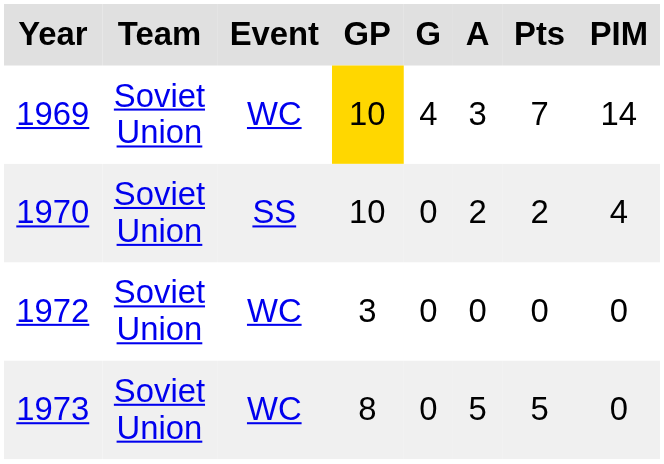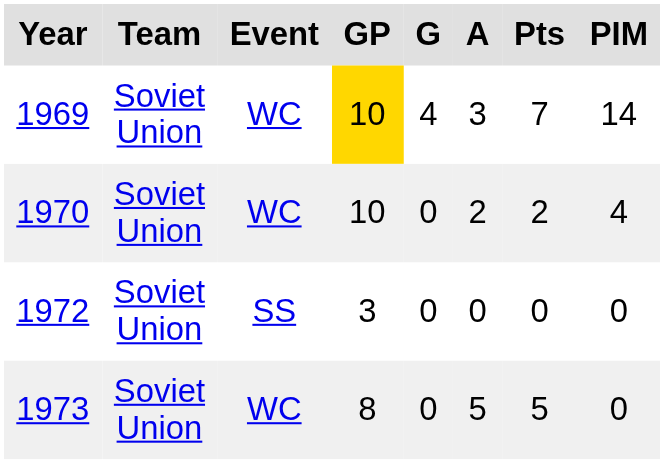(274, 212) SS -> (274, 212) WC
(274, 310) WC -> (274, 310) SS
